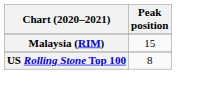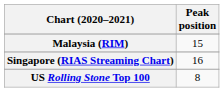+ row: (90, 60)
